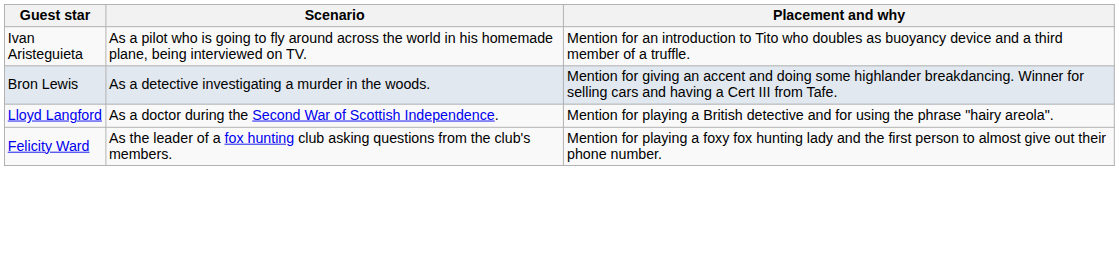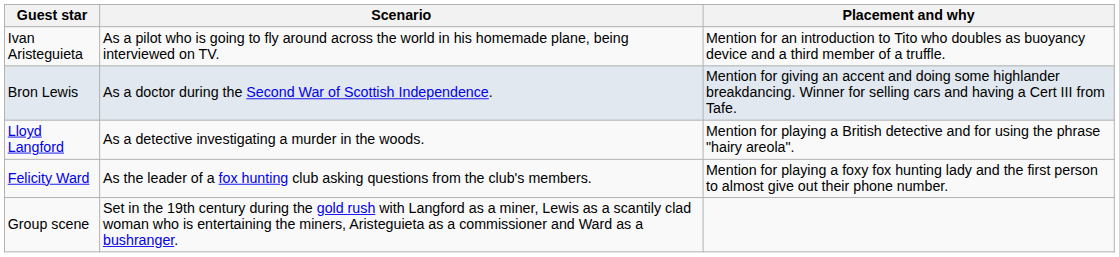(270, 84) As a detective investigating a murder in the woods. -> (298, 92) As a doctor during the Second War of Scottish Independence.
(304, 115) As a doctor during the Second War of Scottish Independence. -> (264, 139) As a detective investigating a murder in the woods.
+ row: (48, 224)
